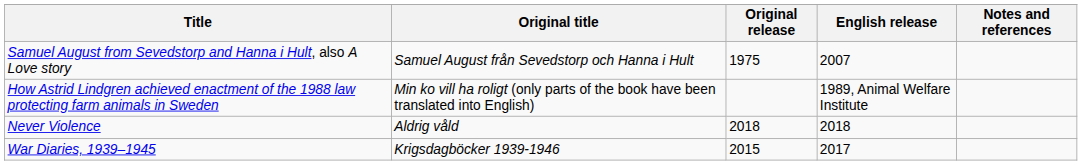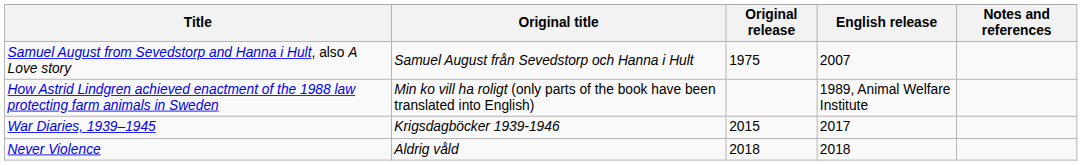rows swapped: (54, 127) <-> (82, 149)
